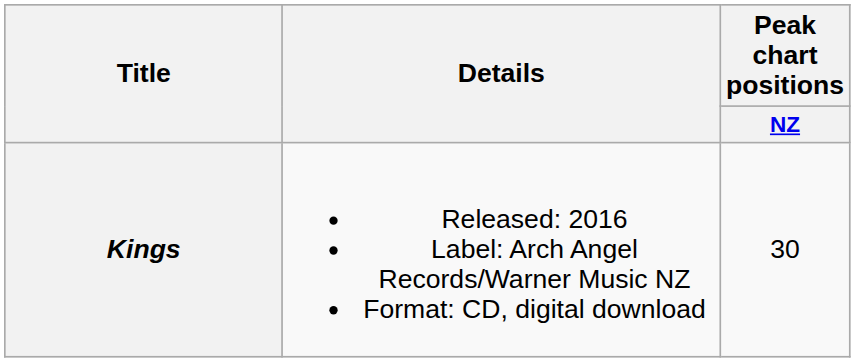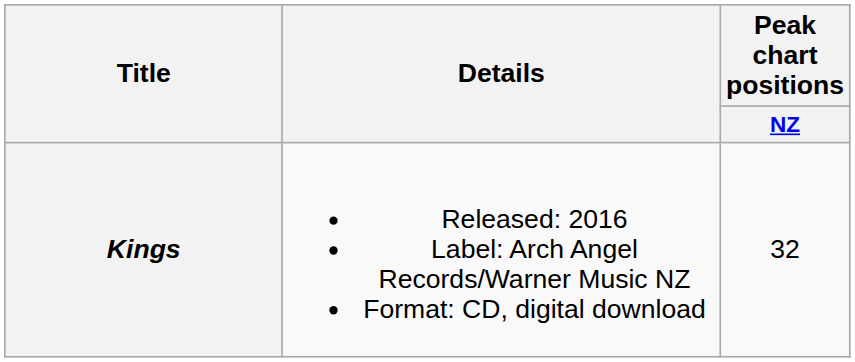(785, 249) 30 -> (785, 249) 32
